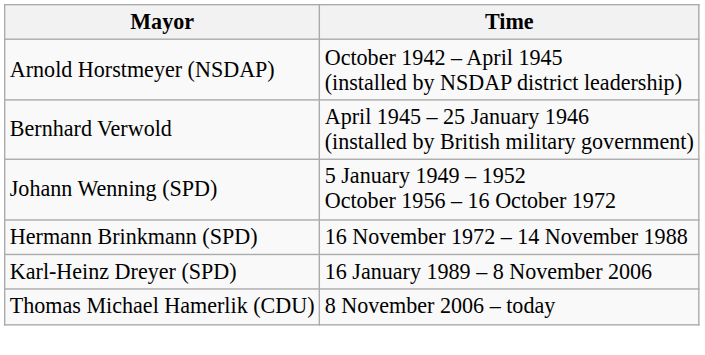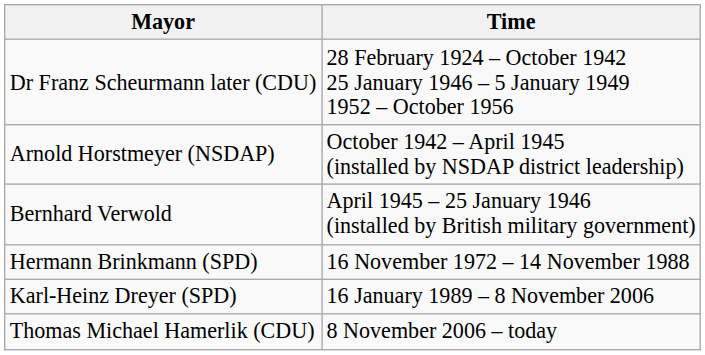+ row: (163, 81)
- row: (114, 189)
